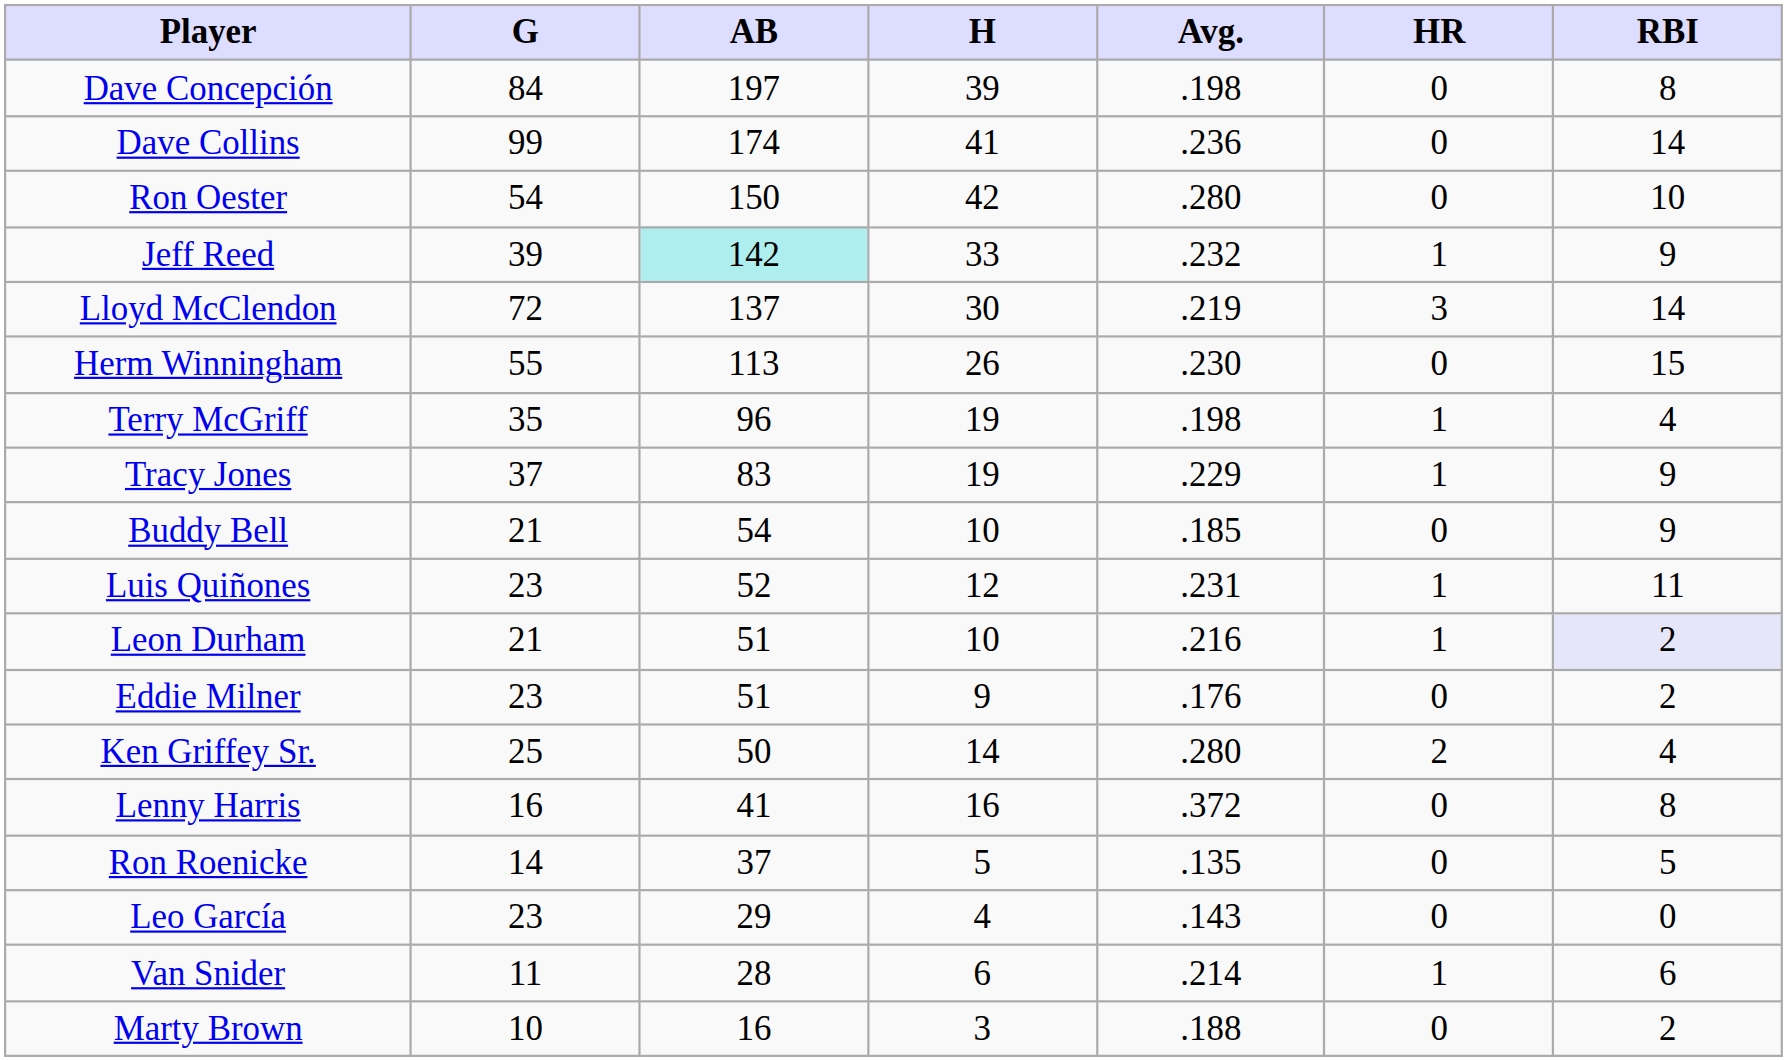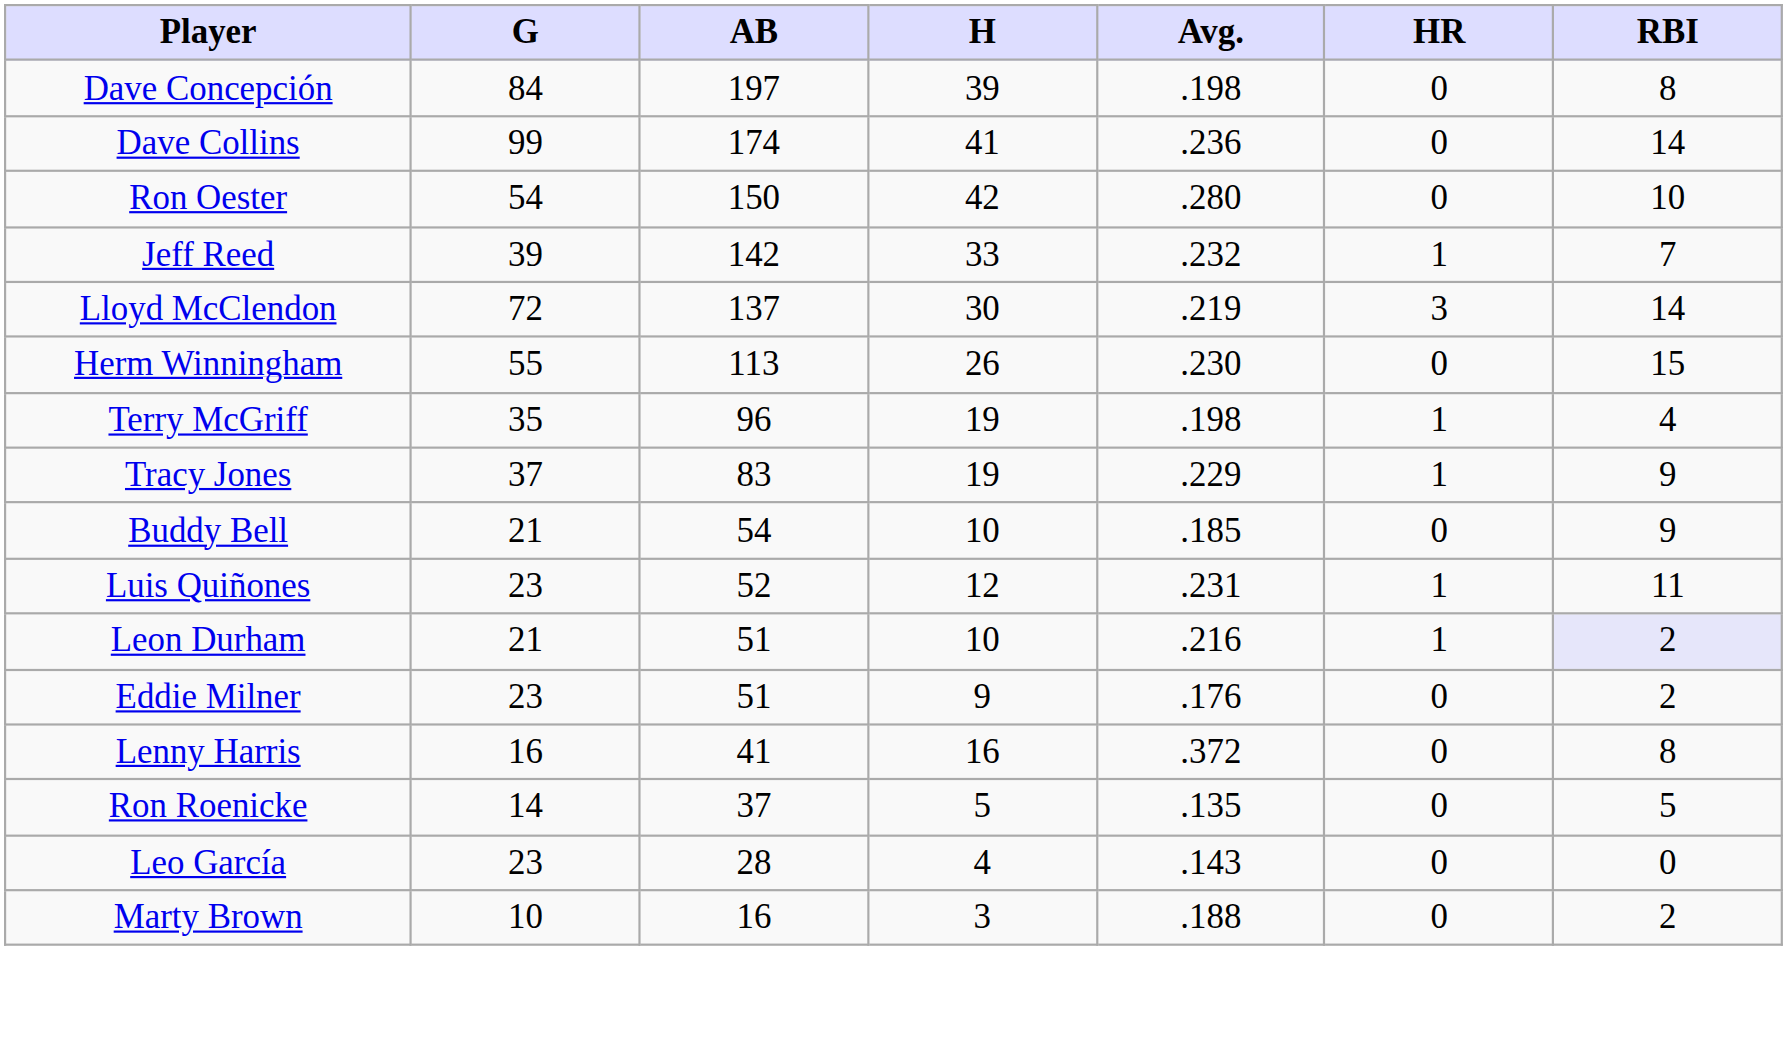(754, 253) paleturquoise background -> (754, 253) no background
(1668, 253) 9 -> (1668, 253) 7
- row: (208, 751)
(754, 917) 29 -> (754, 861) 28
- row: (208, 972)
